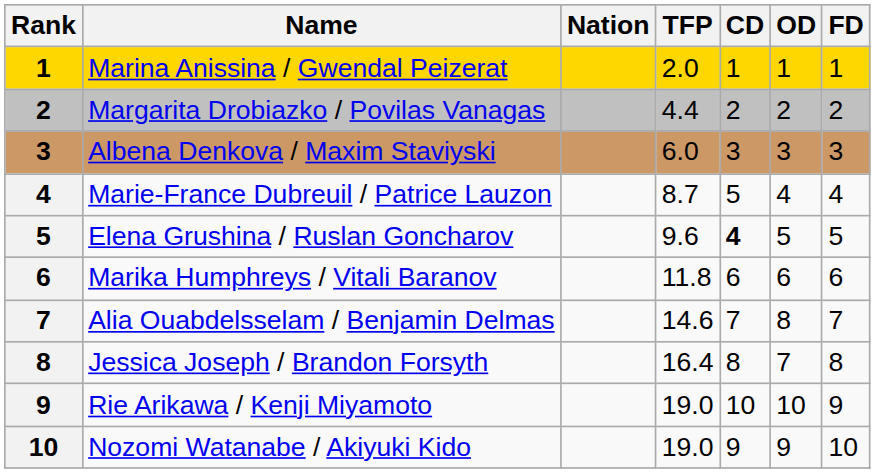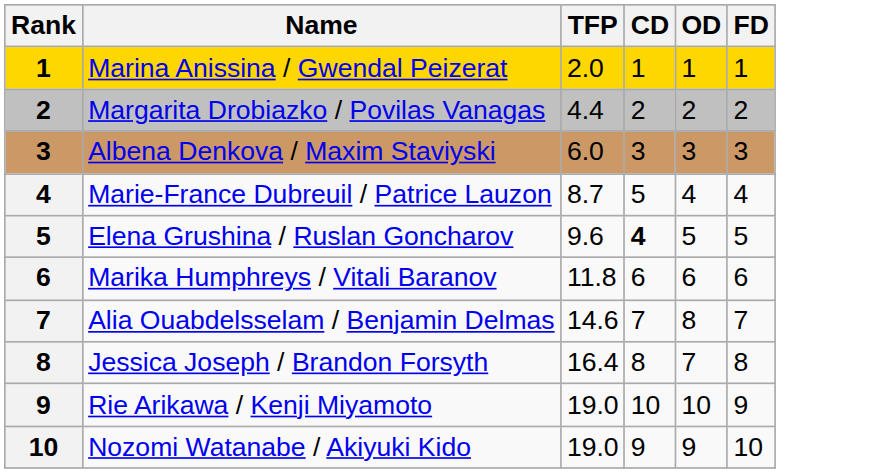- column: (608, 25)
